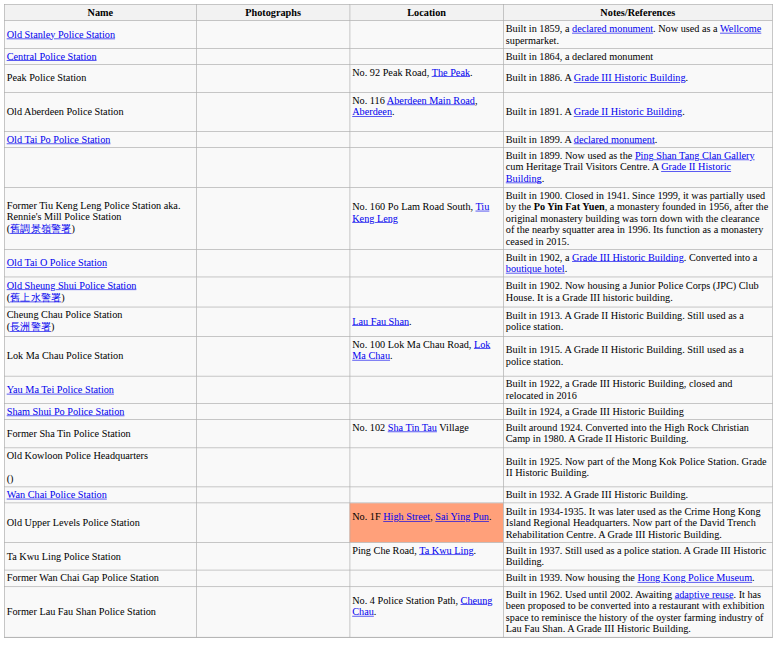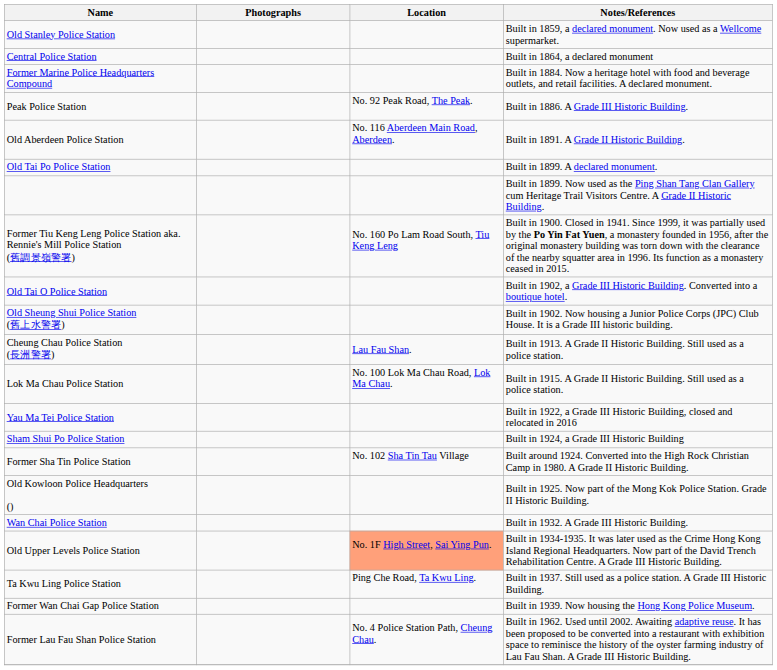+ row: (80, 78)
